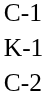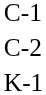rows swapped: (23, 82) <-> (24, 47)
